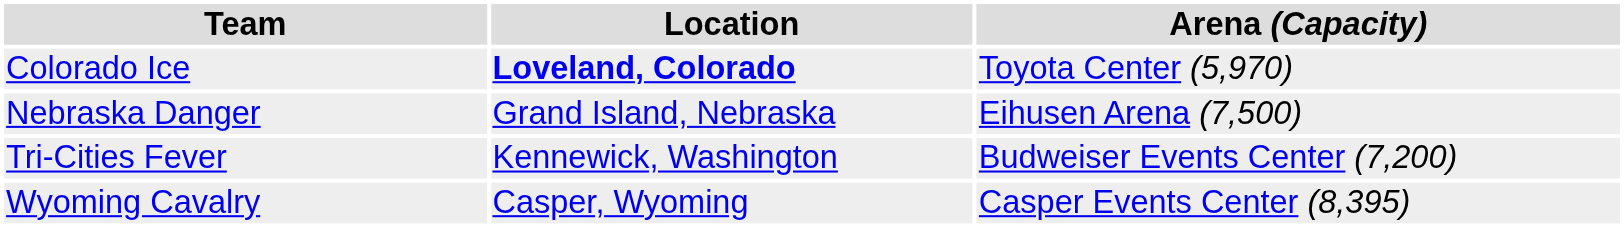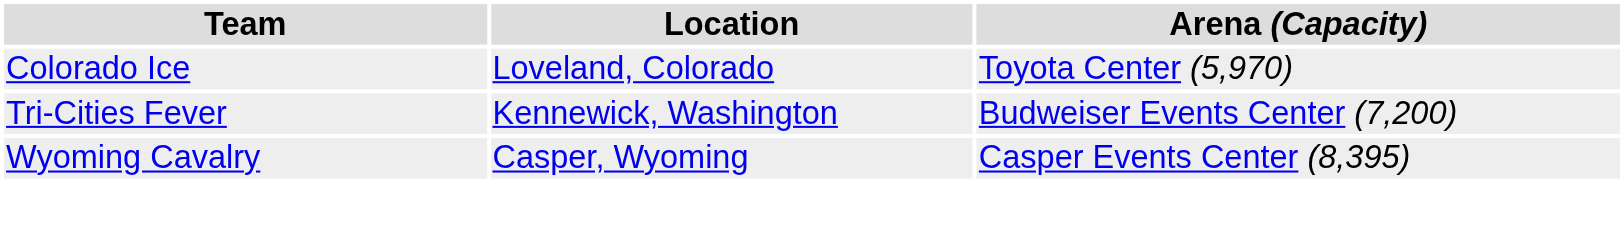(644, 68) bold -> (633, 68) normal
- row: (133, 113)
